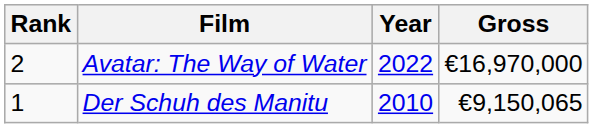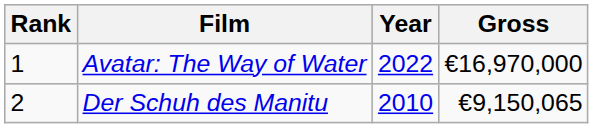(17, 63) 2 -> (17, 63) 1
(17, 102) 1 -> (17, 102) 2
